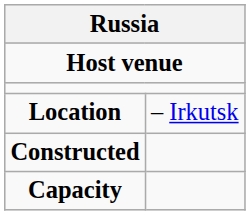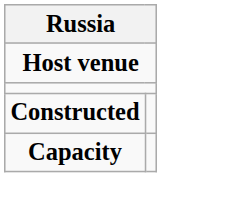- row: (75, 112)
